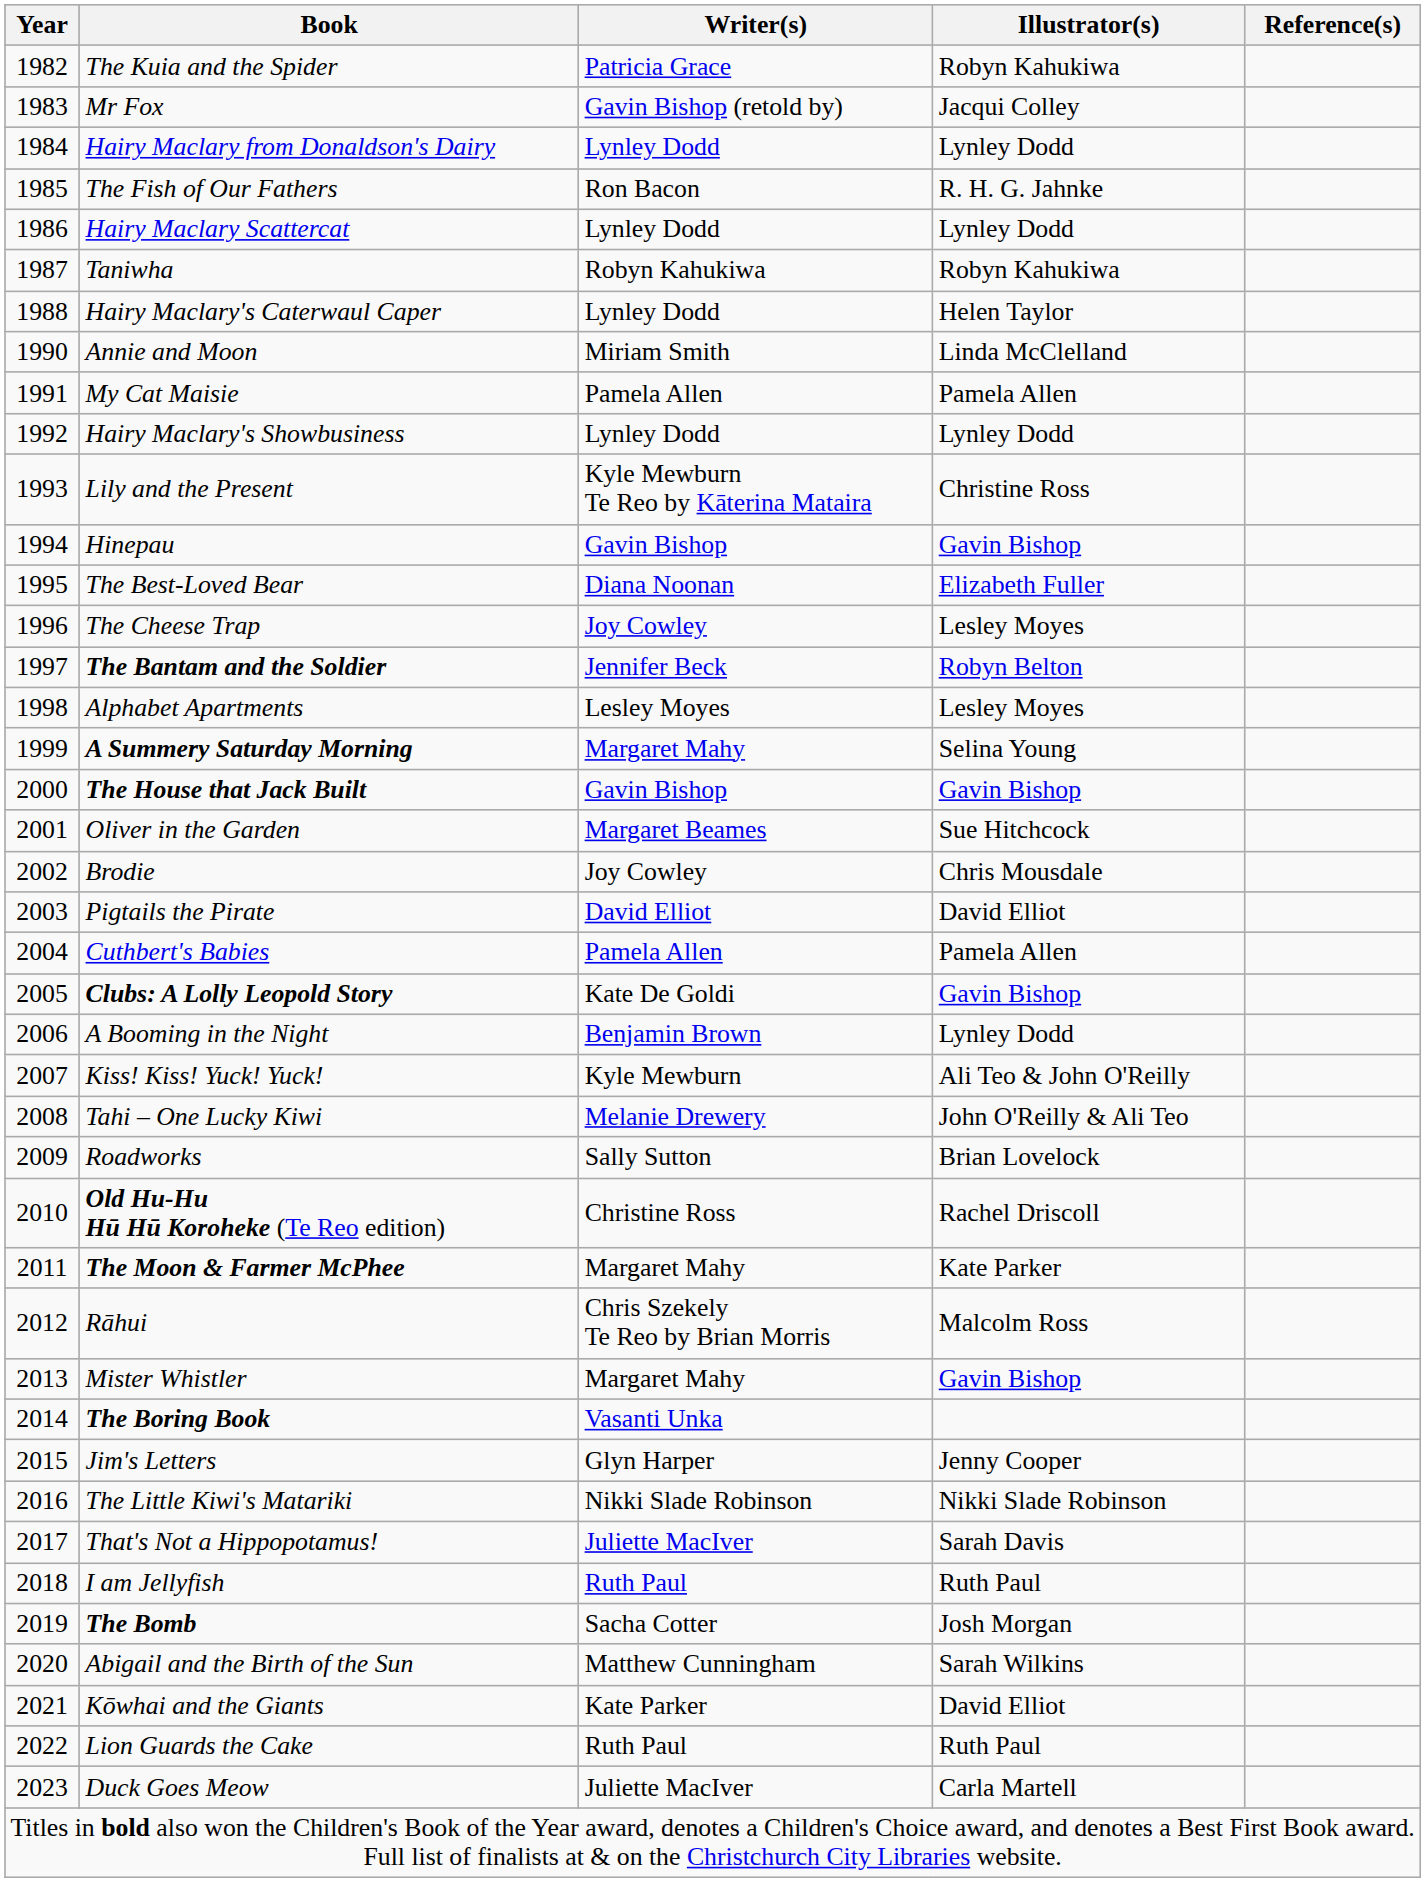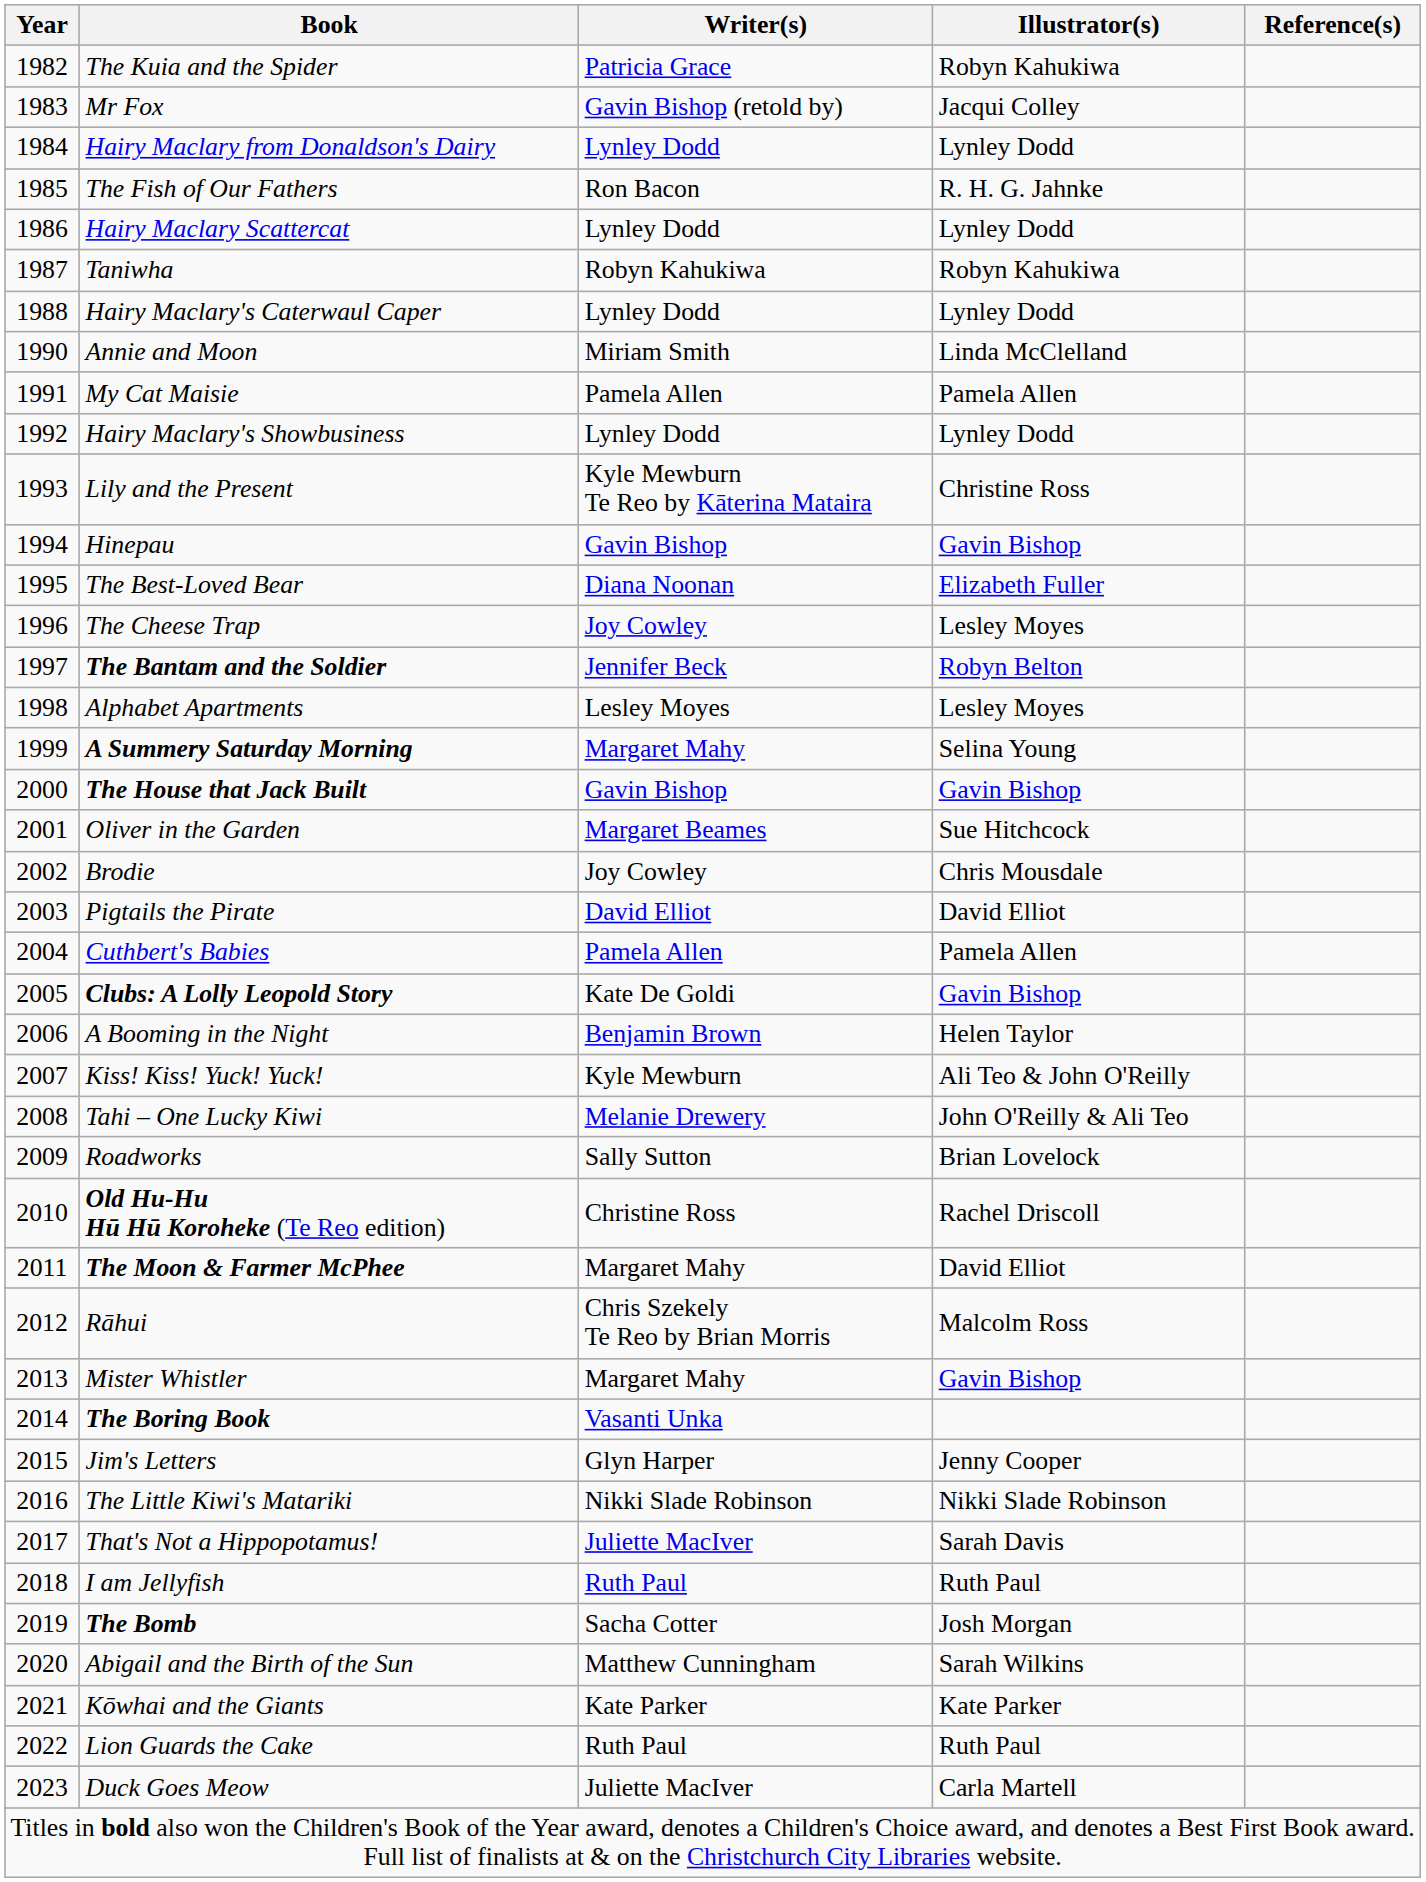(1006, 310) Helen Taylor -> (1006, 310) Lynley Dodd
(1006, 1034) Lynley Dodd -> (1006, 1034) Helen Taylor
(1000, 1267) Kate Parker -> (1002, 1267) David Elliot
(1002, 1705) David Elliot -> (1000, 1705) Kate Parker
